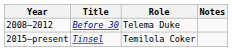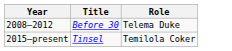- column: (212, 11)
